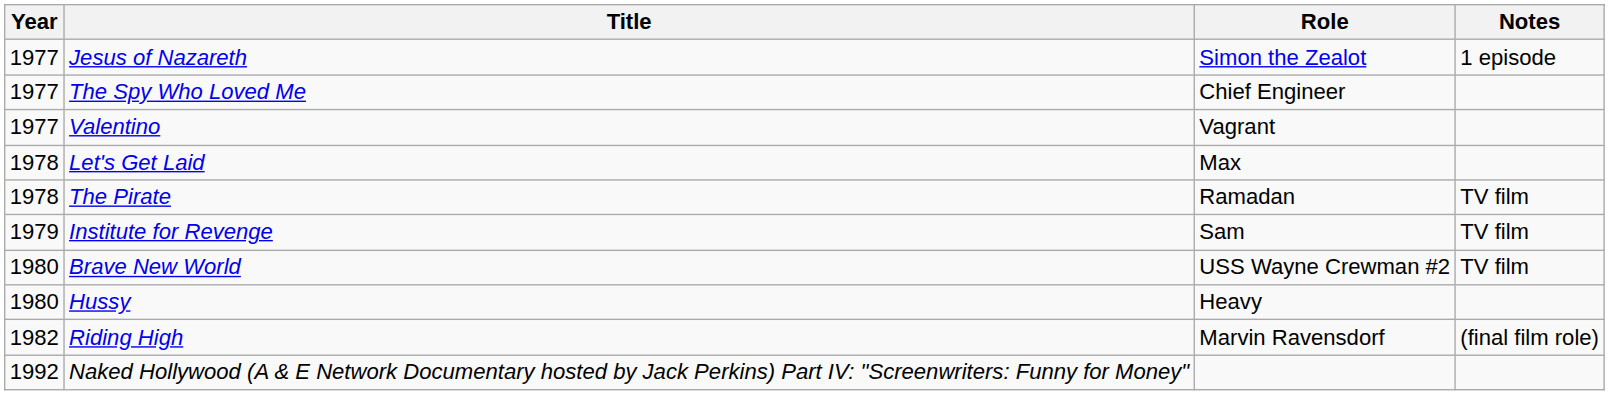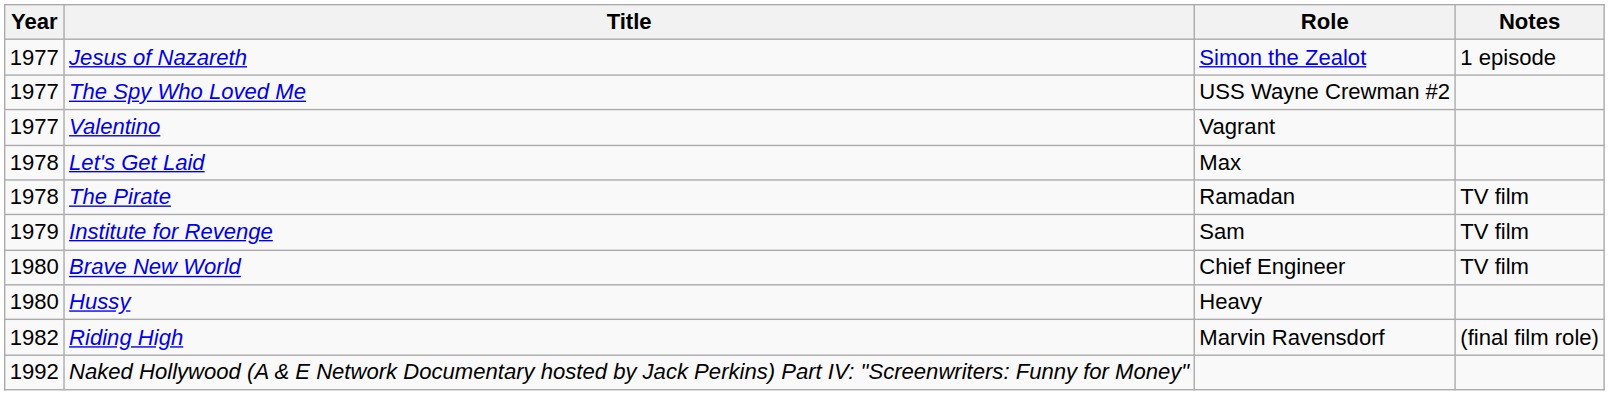(1272, 92) Chief Engineer -> (1325, 92) USS Wayne Crewman #2
(1325, 267) USS Wayne Crewman #2 -> (1272, 267) Chief Engineer
